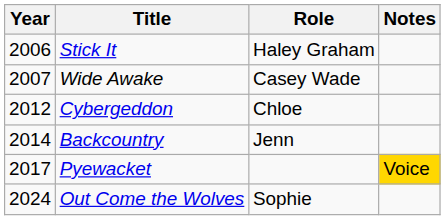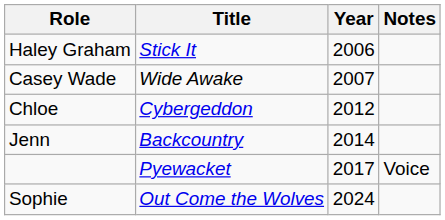columns swapped: (30, 19) <-> (314, 19)
(407, 169) gold background -> (407, 169) no background
